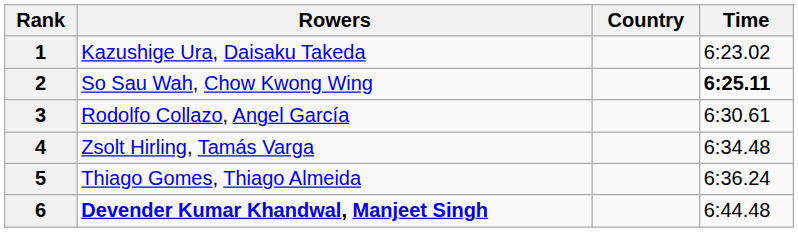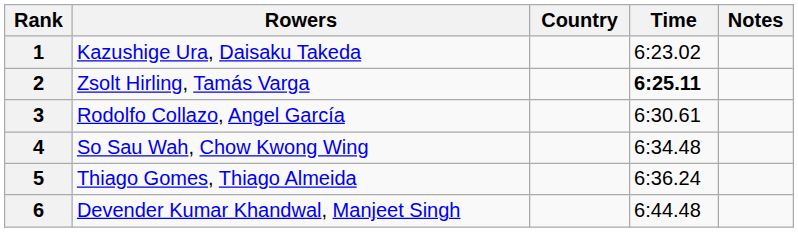+ column: (756, 20)
(227, 83) So Sau Wah, Chow Kwong Wing -> (193, 83) Zsolt Hirling, Tamás Varga
(198, 147) Zsolt Hirling, Tamás Varga -> (223, 147) So Sau Wah, Chow Kwong Wing
(285, 210) bold -> (269, 210) normal
